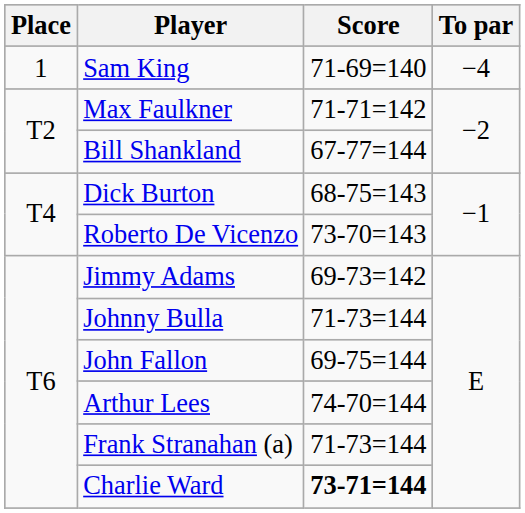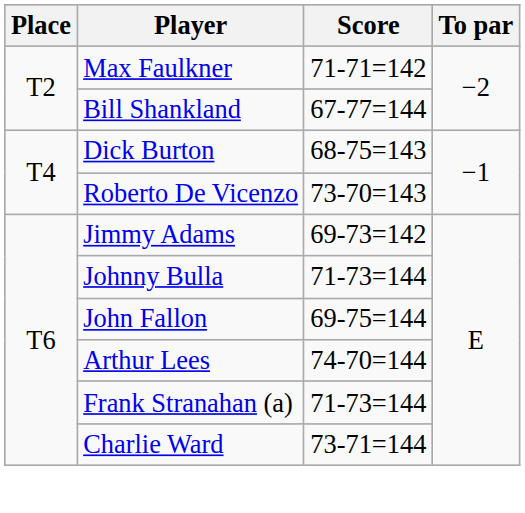- row: (136, 67)
(368, 485) bold -> (368, 444) normal
